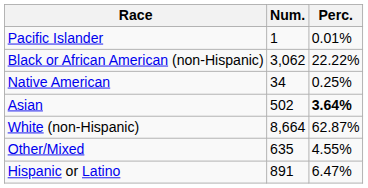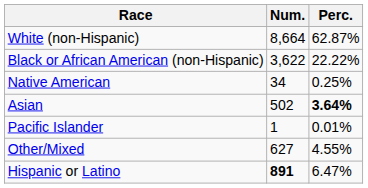rows swapped: (73, 127) <-> (55, 37)
(288, 60) 3,062 -> (288, 60) 3,622
(282, 149) 635 -> (282, 149) 627
(282, 171) normal -> (282, 171) bold
